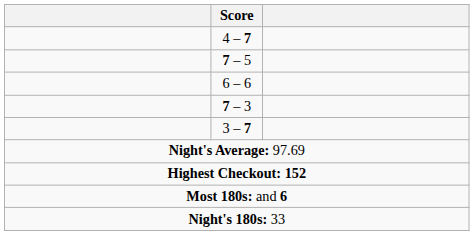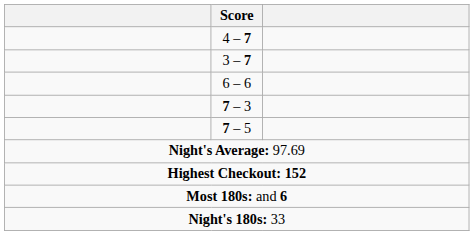rows swapped: (237, 60) <-> (237, 128)
